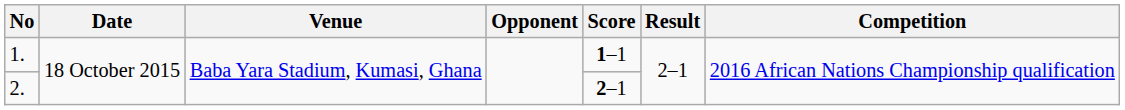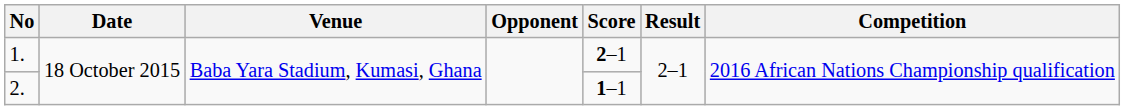(611, 54) 1–1 -> (611, 54) 2–1
(611, 87) 2–1 -> (611, 87) 1–1
